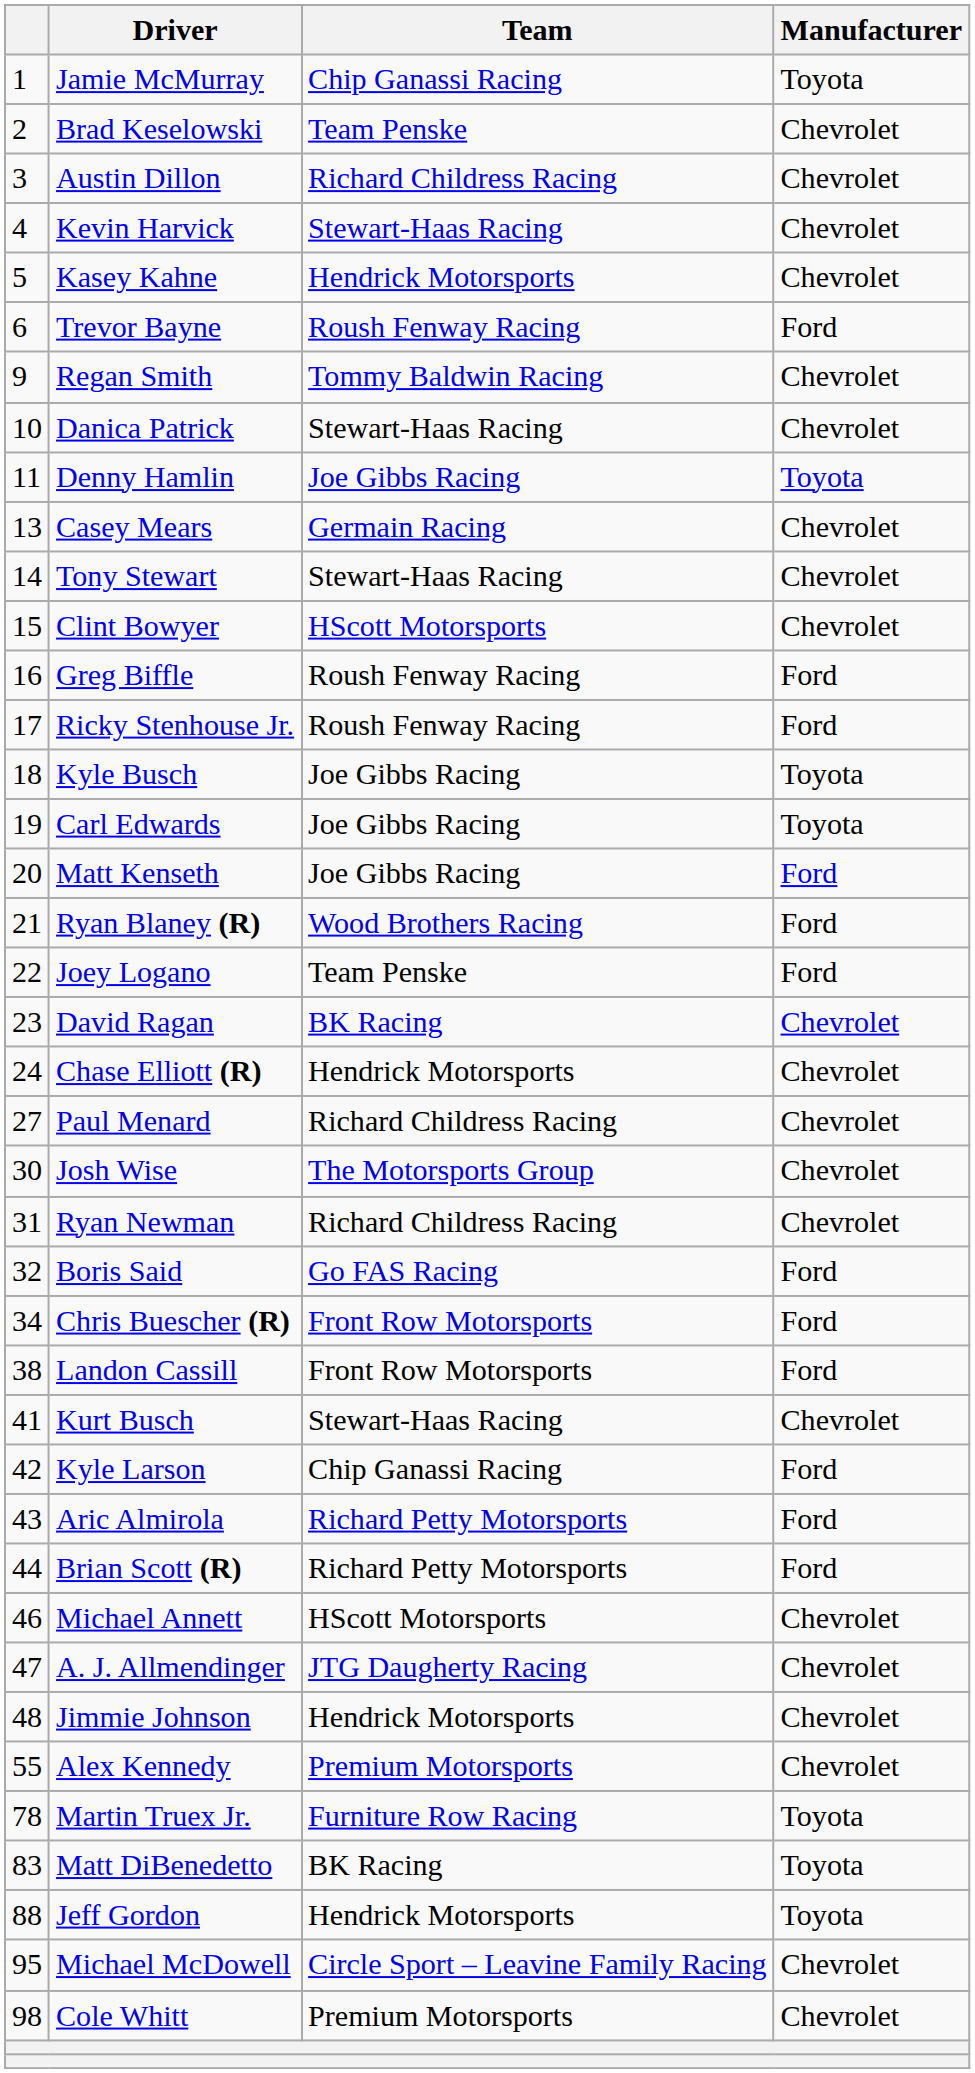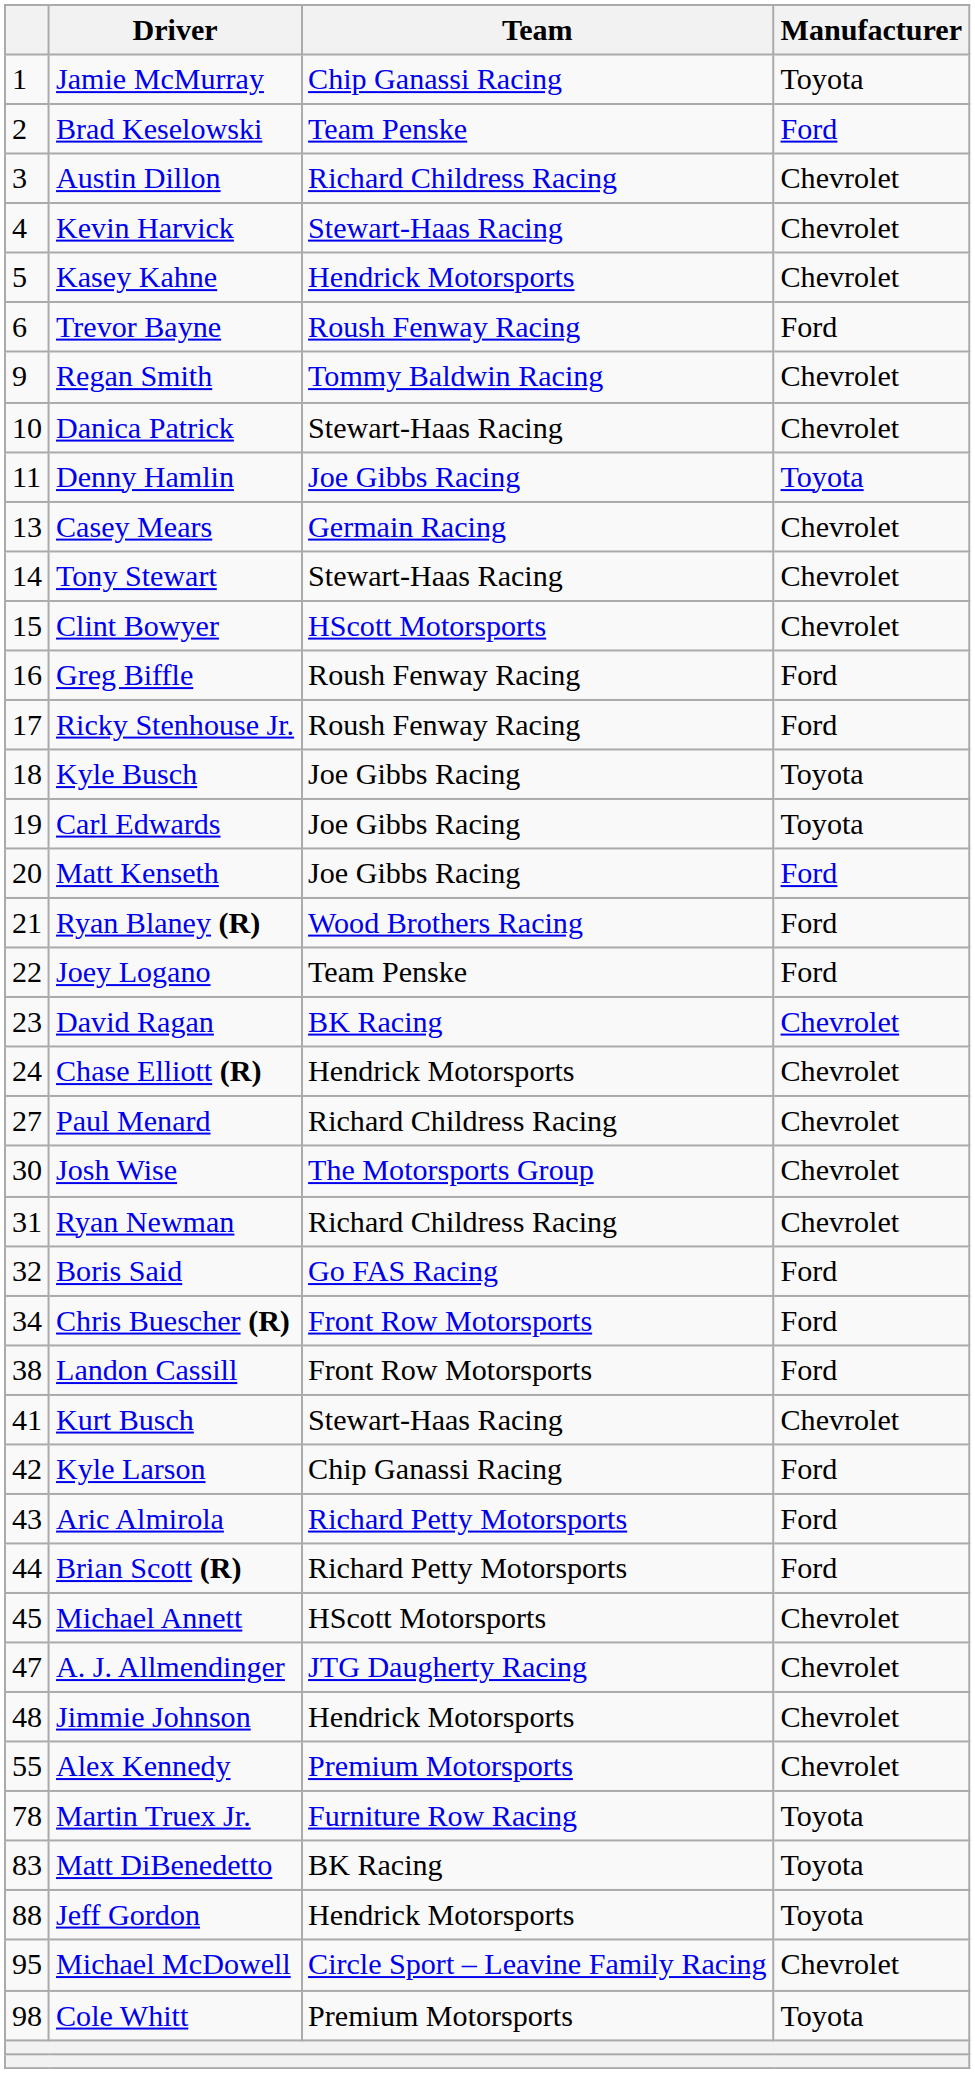(840, 128) Chevrolet -> (809, 128) Ford
(27, 1617) 46 -> (27, 1617) 45
(840, 2014) Chevrolet -> (822, 2014) Toyota
